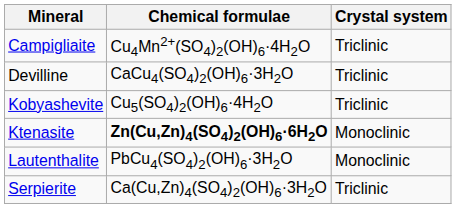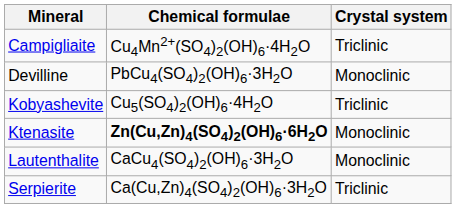(202, 76) CaCu4(SO4)2(OH)6·3H2O -> (202, 76) PbCu4(SO4)2(OH)6·3H2O
(362, 76) Triclinic -> (372, 76) Monoclinic
(202, 161) PbCu4(SO4)2(OH)6·3H2O -> (202, 161) CaCu4(SO4)2(OH)6·3H2O
